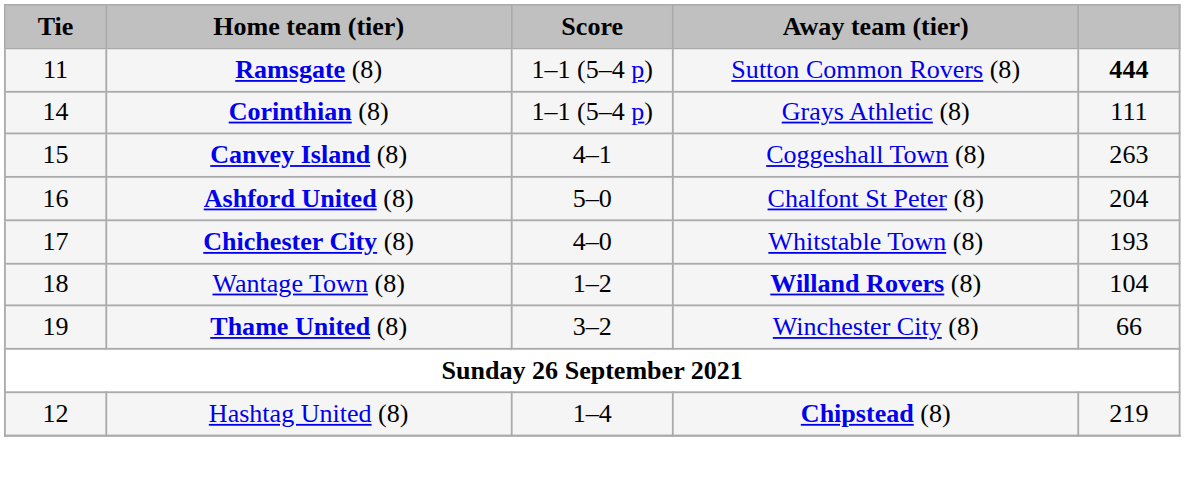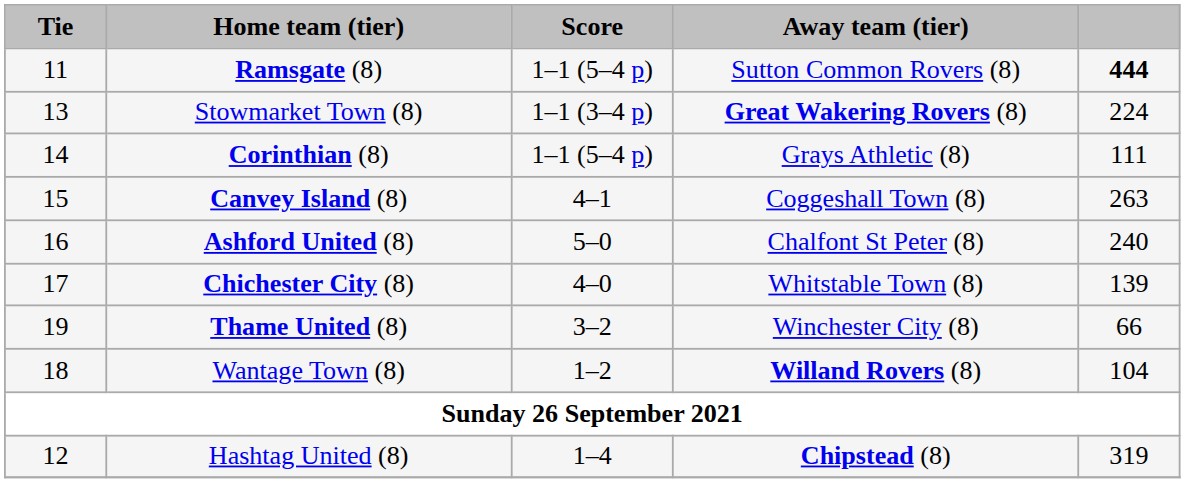+ row: (309, 112)
(1129, 198) 204 -> (1129, 241) 240
(1129, 241) 193 -> (1129, 284) 139
rows swapped: (309, 284) <-> (309, 327)
(1129, 413) 219 -> (1129, 456) 319
